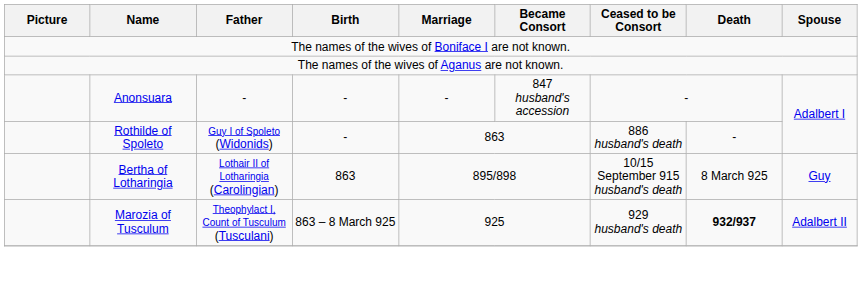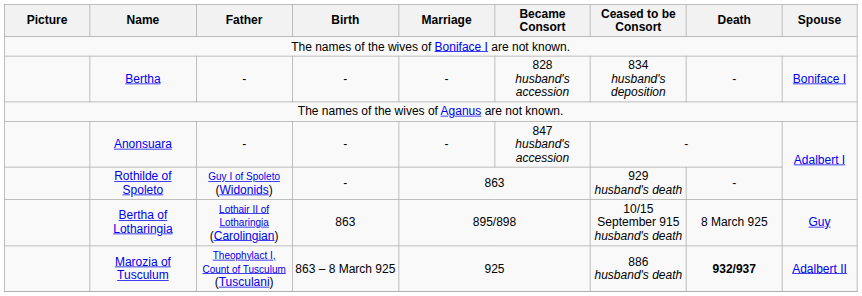+ row: (143, 79)
(638, 137) 886 husband's death -> (638, 183) 929 husband's death
(638, 222) 929 husband's death -> (638, 268) 886 husband's death
